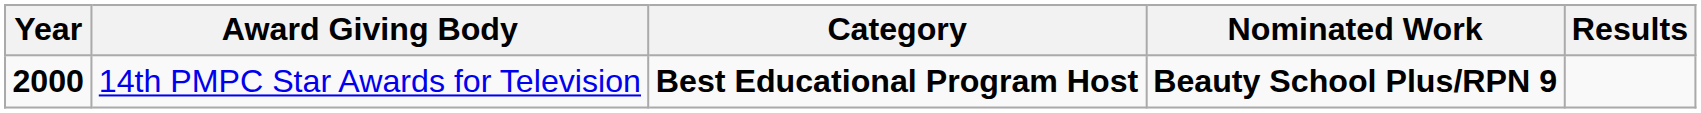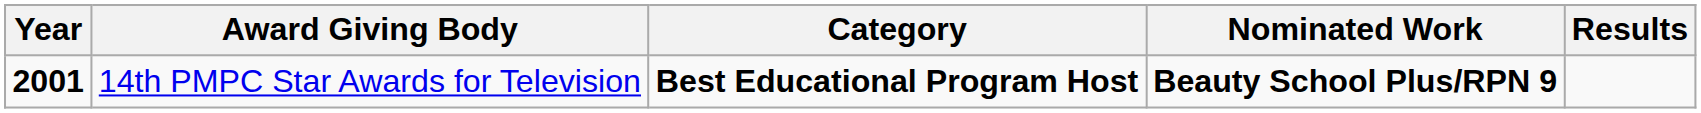(48, 81) 2000 -> (48, 81) 2001
